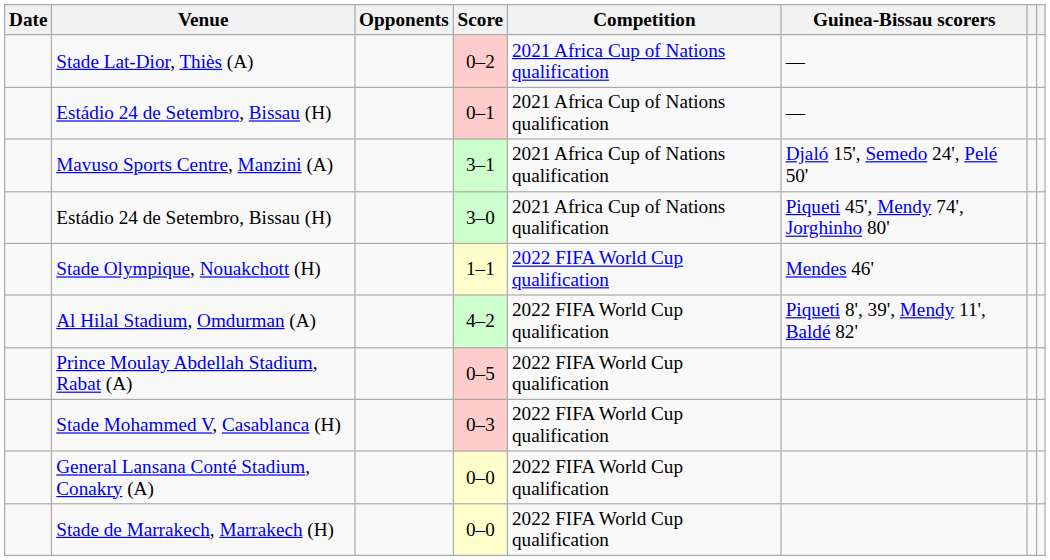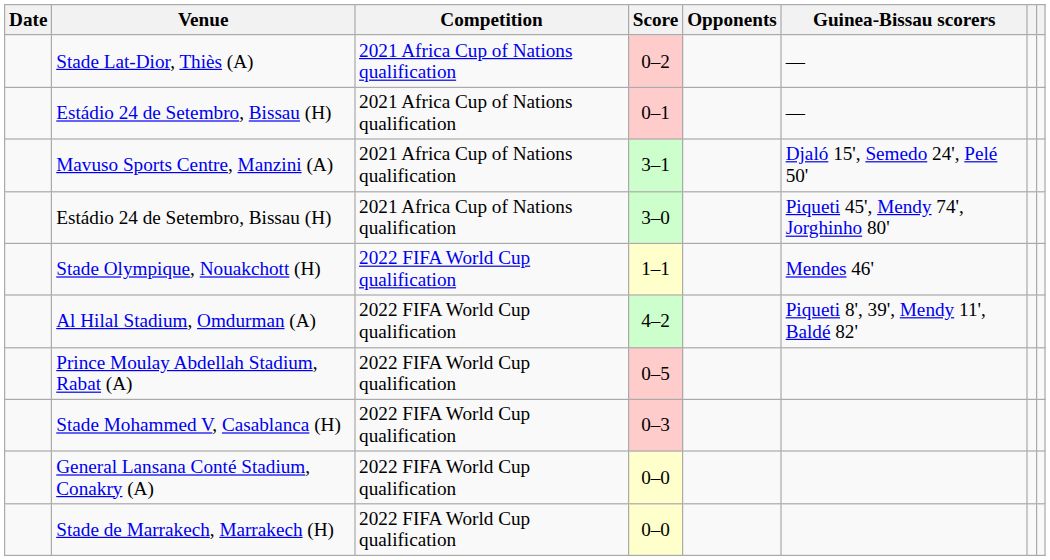columns swapped: (404, 19) <-> (644, 19)
